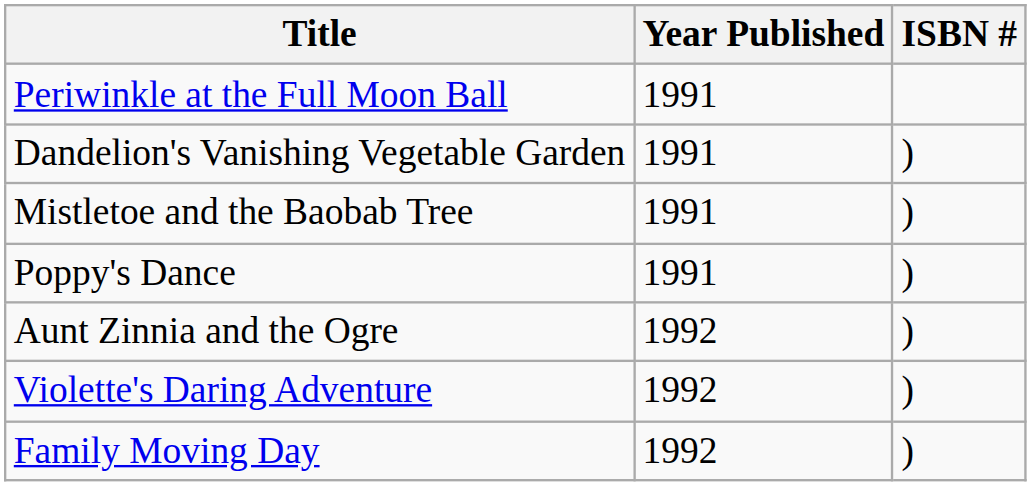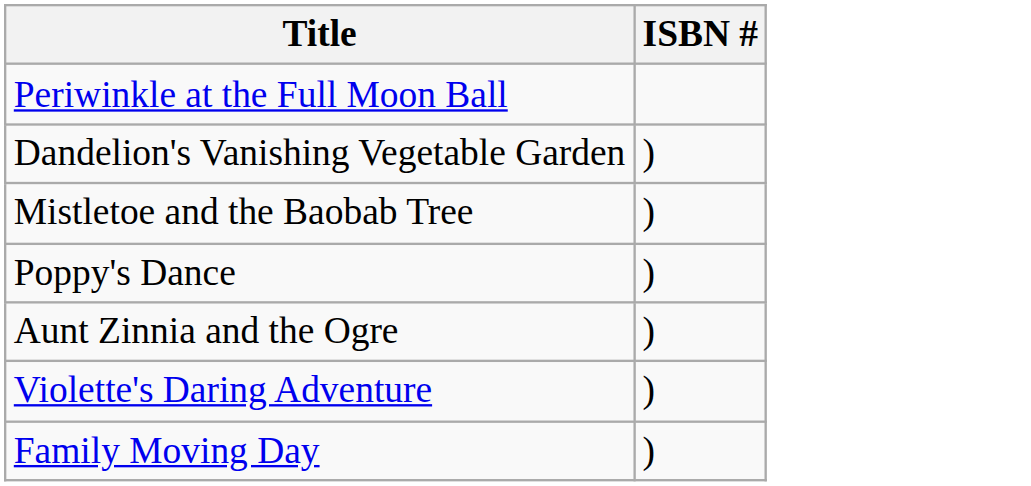- column: (763, 34)
